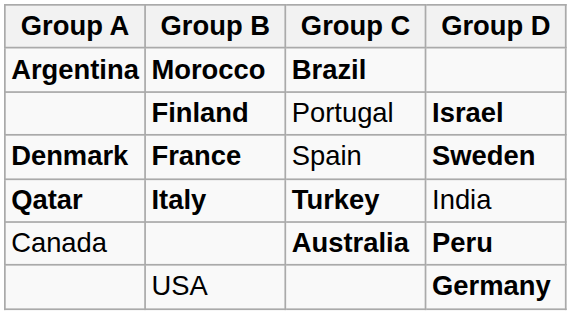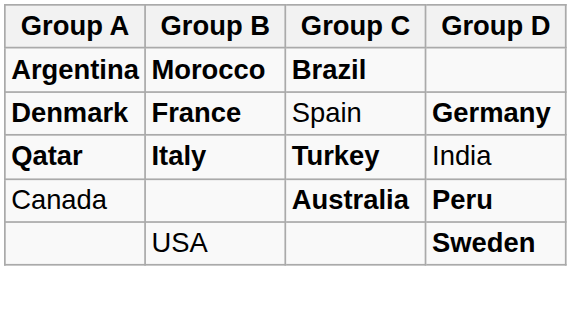- row: (200, 112)
(484, 156) Sweden -> (491, 112) Germany
(491, 286) Germany -> (484, 243) Sweden
